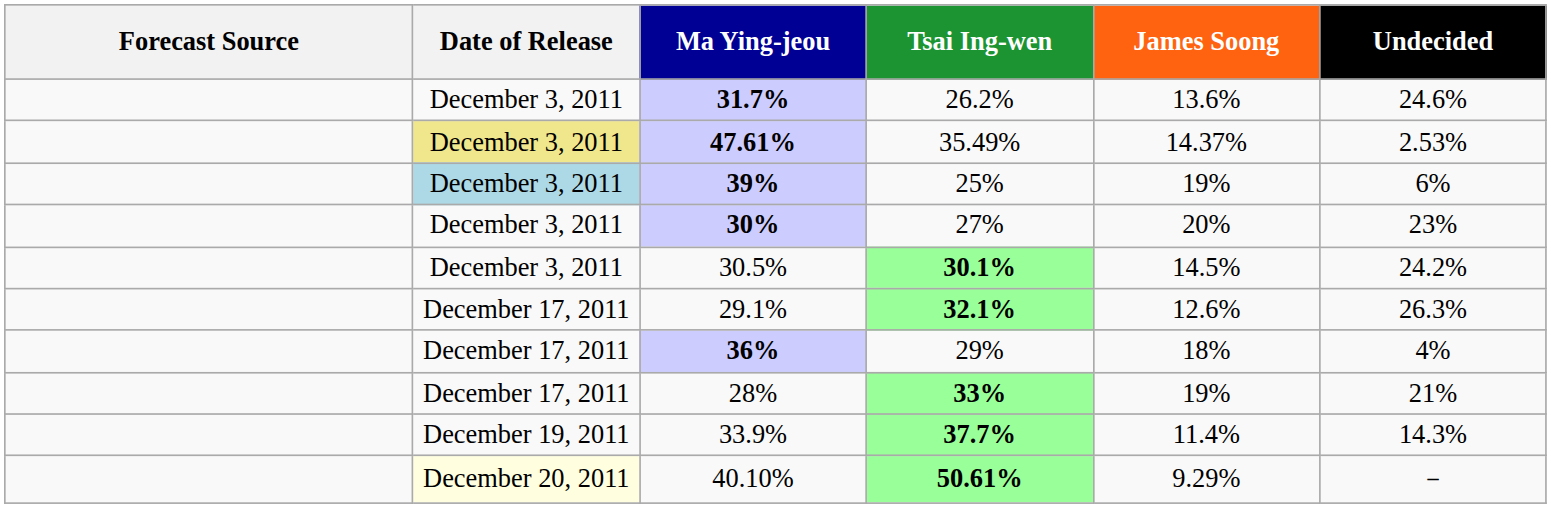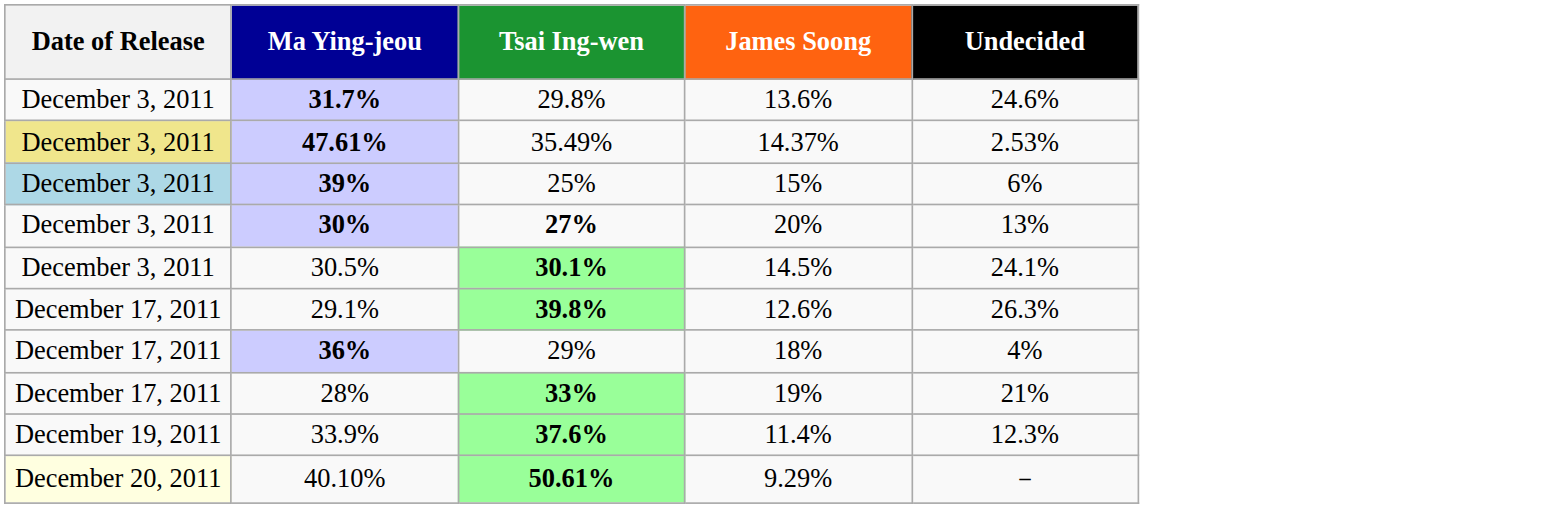- column: (209, 41)
(980, 99) 26.2% -> (571, 99) 29.8%
(1206, 183) 19% -> (798, 183) 15%
(980, 225) normal -> (571, 225) bold
(1433, 225) 23% -> (1025, 225) 13%
(1433, 267) 24.2% -> (1025, 267) 24.1%
(980, 309) 32.1% -> (571, 309) 39.8%
(980, 434) 37.7% -> (571, 434) 37.6%
(1433, 434) 14.3% -> (1025, 434) 12.3%
